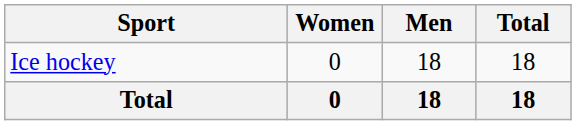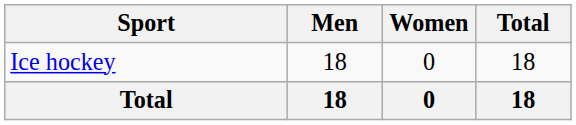columns swapped: (429, 23) <-> (335, 23)
